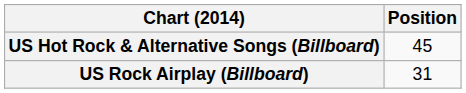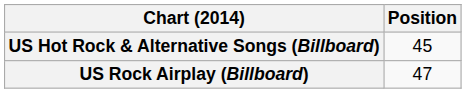(422, 74) 31 -> (422, 74) 47
